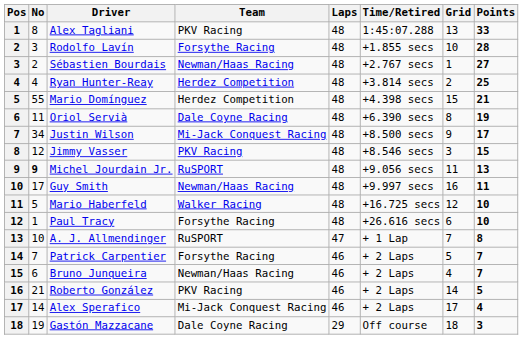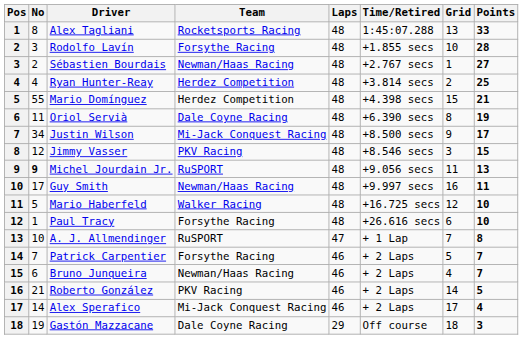(210, 31) PKV Racing -> (239, 31) Rocketsports Racing
